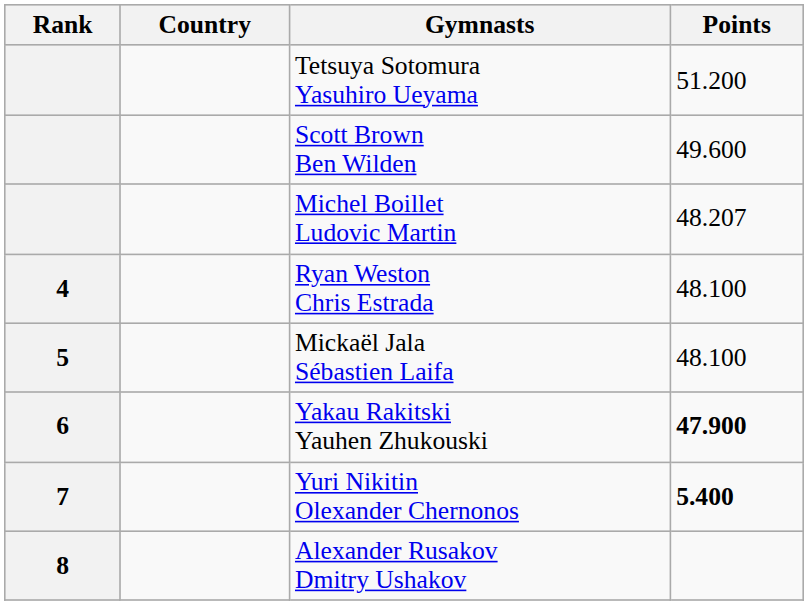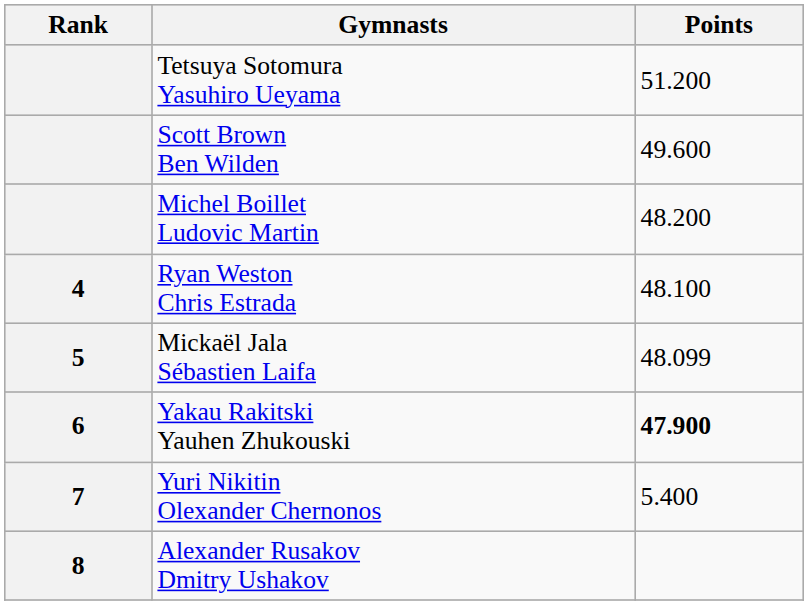- column: (205, 24)
(711, 218) 48.207 -> (676, 218) 48.200
(711, 357) 48.100 -> (676, 357) 48.099
(705, 496) bold -> (669, 496) normal
